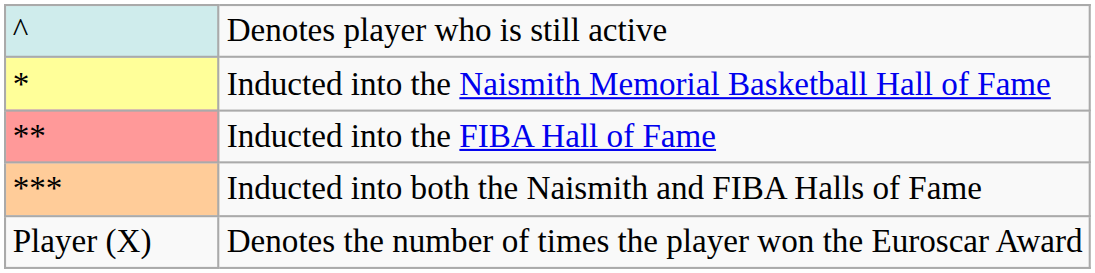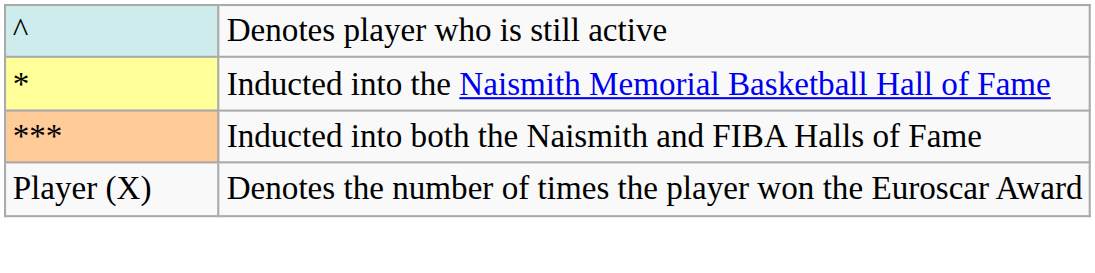- row: (471, 135)
